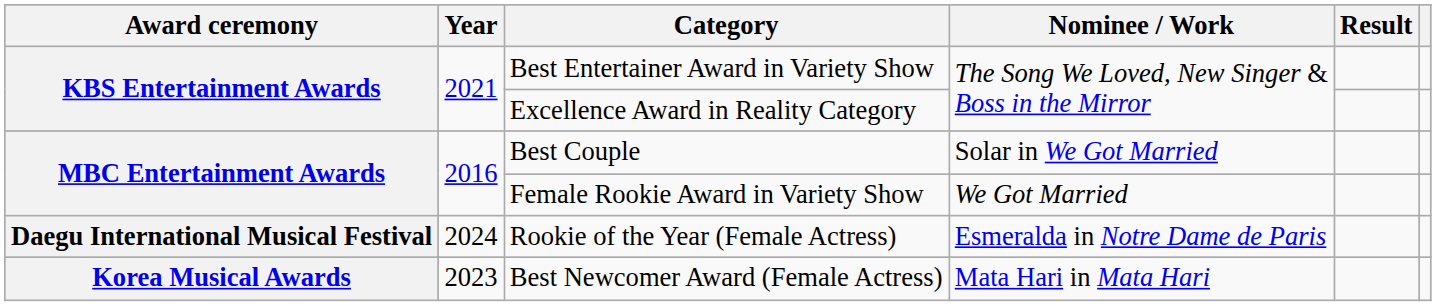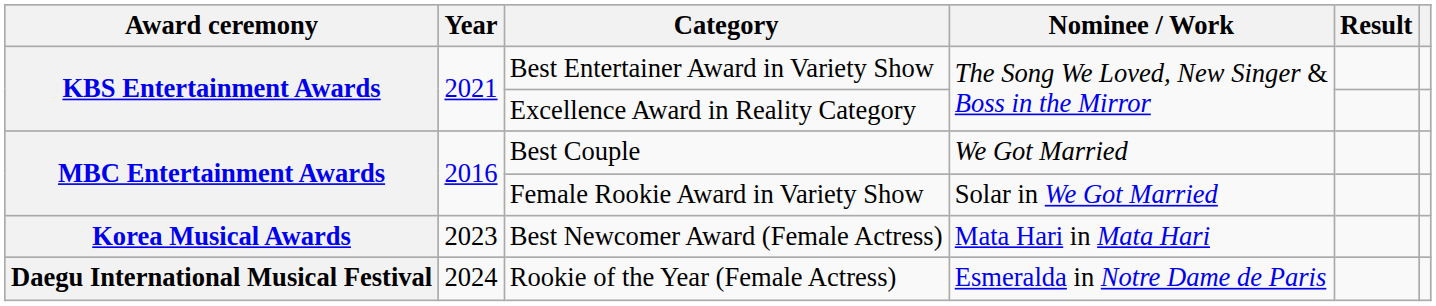(1086, 151) Solar in We Got Married -> (1041, 151) We Got Married
(1041, 194) We Got Married -> (1086, 194) Solar in We Got Married
rows swapped: (726, 278) <-> (703, 236)
